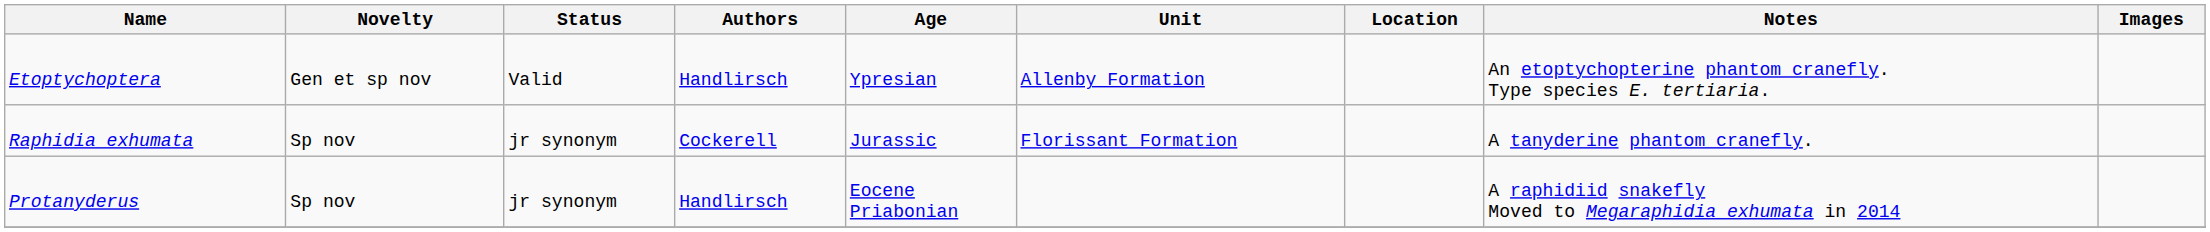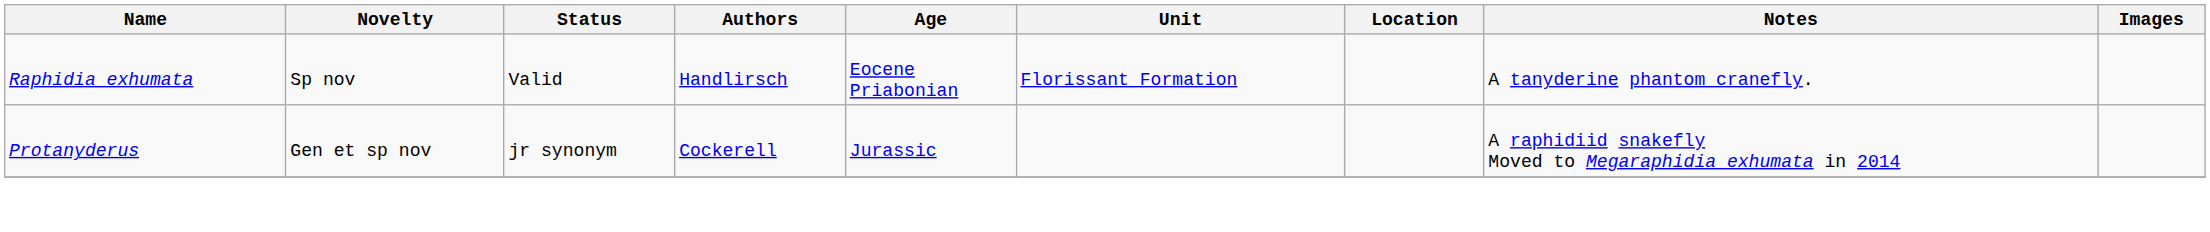- row: (85, 80)
(563, 141) jr synonym -> (536, 80) Valid
(728, 141) Cockerell -> (733, 80) Handlirsch
(893, 141) Jurassic -> (904, 80) Eocene Priabonian
(323, 202) Sp nov -> (361, 151) Gen et sp nov
(733, 202) Handlirsch -> (728, 151) Cockerell
(904, 202) Eocene Priabonian -> (893, 151) Jurassic
